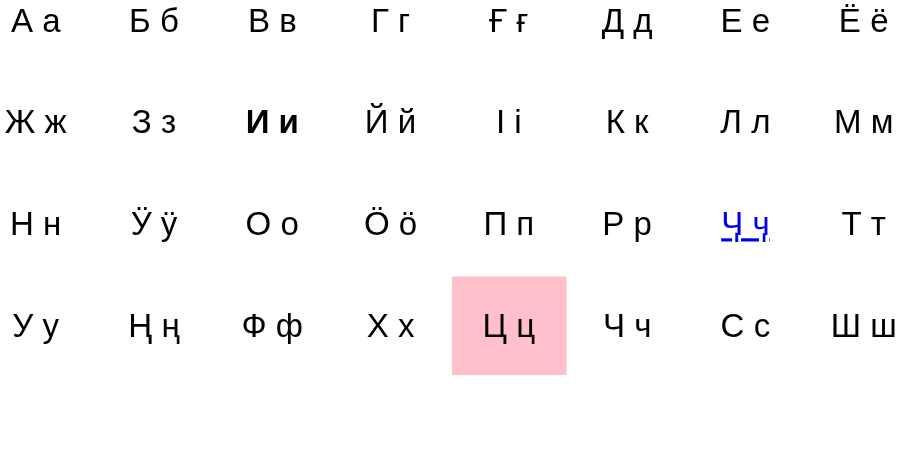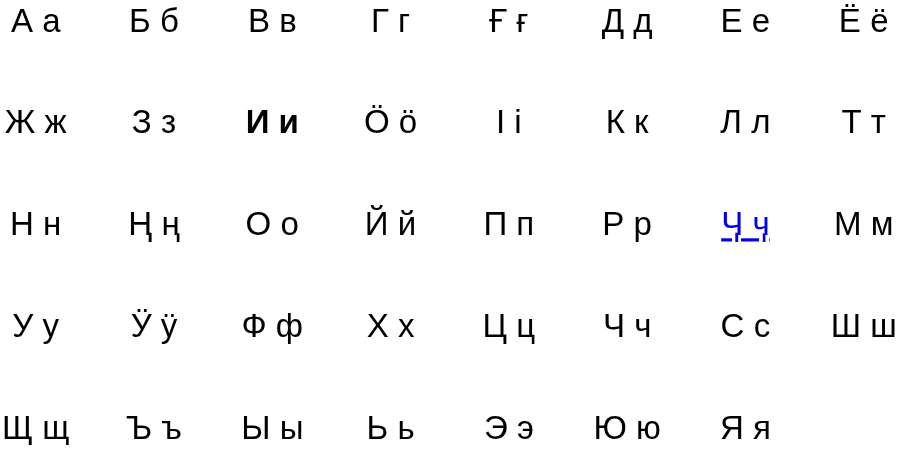(391, 121) Й й -> (391, 121) Ӧ ӧ
(864, 121) М м -> (864, 121) Т т
(154, 223) Ӱ ӱ -> (154, 223) Ң ң
(391, 223) Ӧ ӧ -> (391, 223) Й й
(864, 223) Т т -> (864, 223) М м
(154, 325) Ң ң -> (154, 325) Ӱ ӱ
(509, 325) pink background -> (509, 325) no background
+ row: (36, 427)
